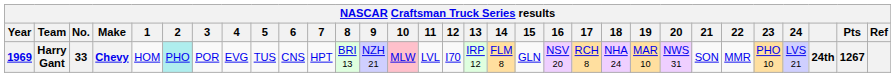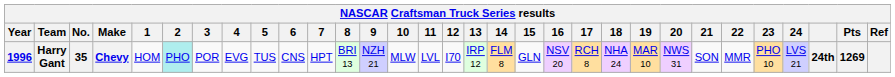(20, 57) 1969 -> (20, 57) 1996
(81, 57) 33 -> (81, 57) 35
(403, 57) pink background -> (403, 57) no background
(852, 57) 1267 -> (852, 57) 1269
